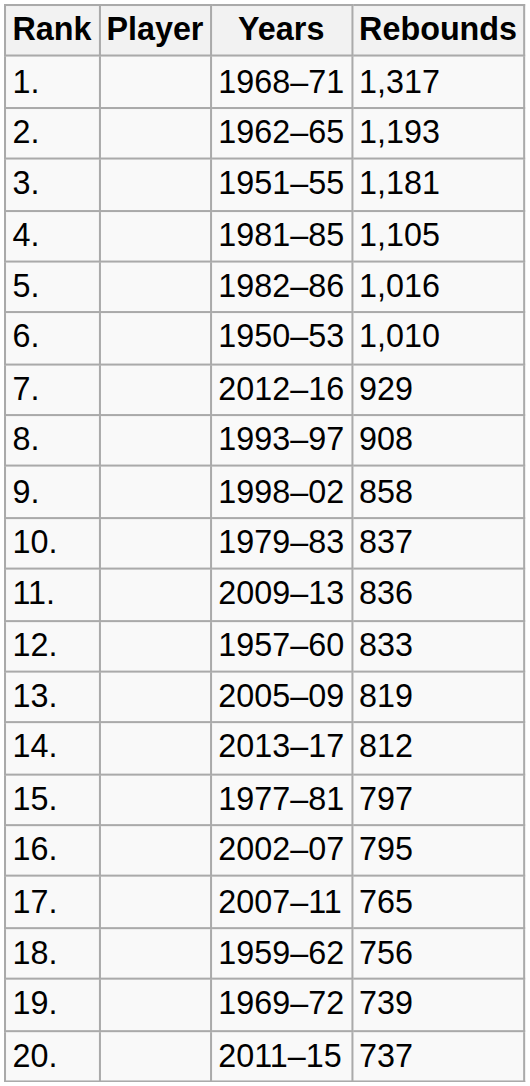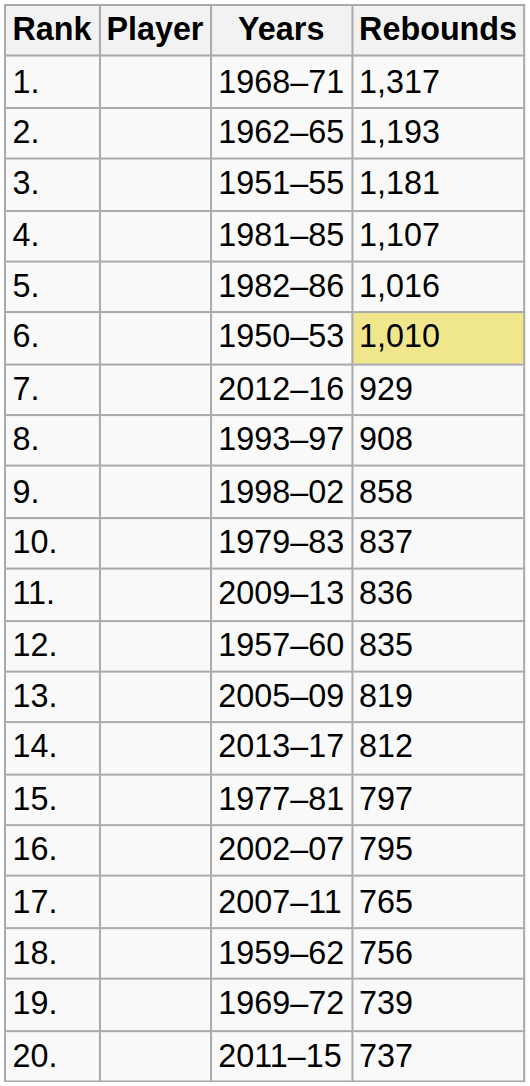(400, 235) 1,105 -> (400, 235) 1,107
(400, 337) no background -> (400, 337) khaki background
(386, 645) 833 -> (386, 645) 835
